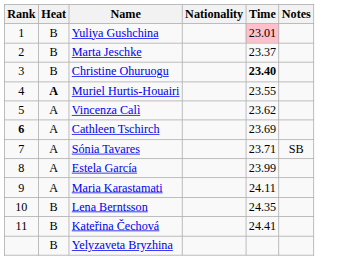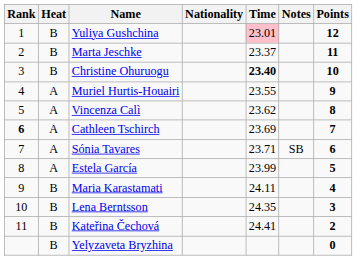+ column: (333, 14)
(54, 91) bold -> (54, 91) normal
(54, 187) A -> (54, 187) B
